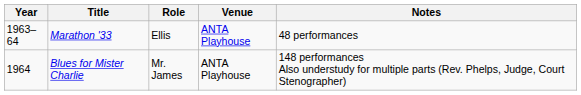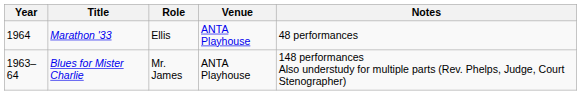(21, 35) 1963–64 -> (19, 35) 1964
(19, 70) 1964 -> (21, 70) 1963–64
